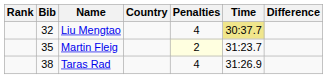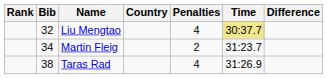(47, 47) 35 -> (47, 47) 34
(197, 47) lightyellow background -> (197, 47) no background
